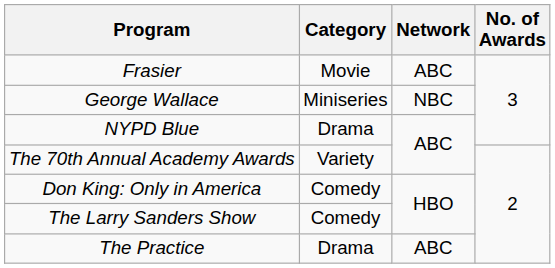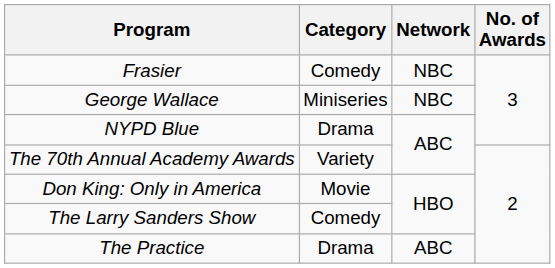(345, 70) Movie -> (345, 70) Comedy
(433, 70) ABC -> (433, 70) NBC
(345, 188) Comedy -> (345, 188) Movie
